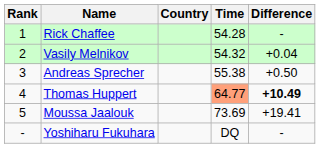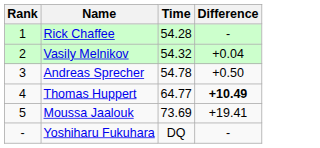- column: (184, 14)
(230, 73) 55.38 -> (176, 73) 54.78
(230, 93) lightsalmon background -> (176, 93) no background
